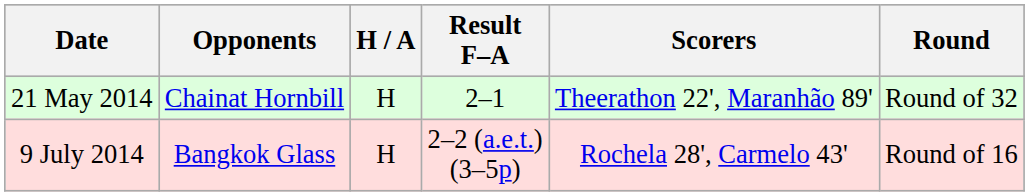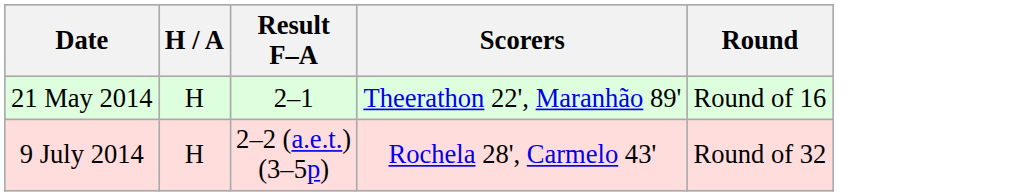- column: (254, 40)
(951, 97) Round of 32 -> (760, 97) Round of 16
(951, 154) Round of 16 -> (760, 154) Round of 32
